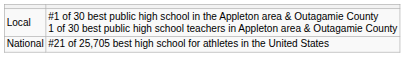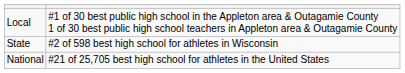+ row: (18, 44)
